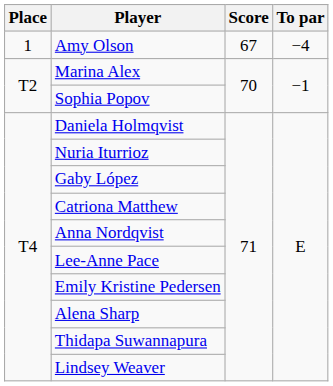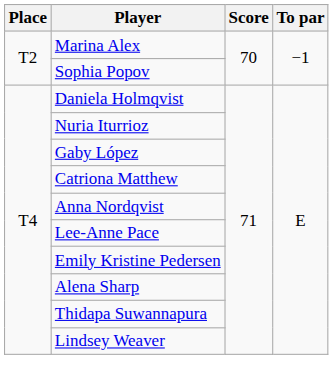- row: (94, 44)
